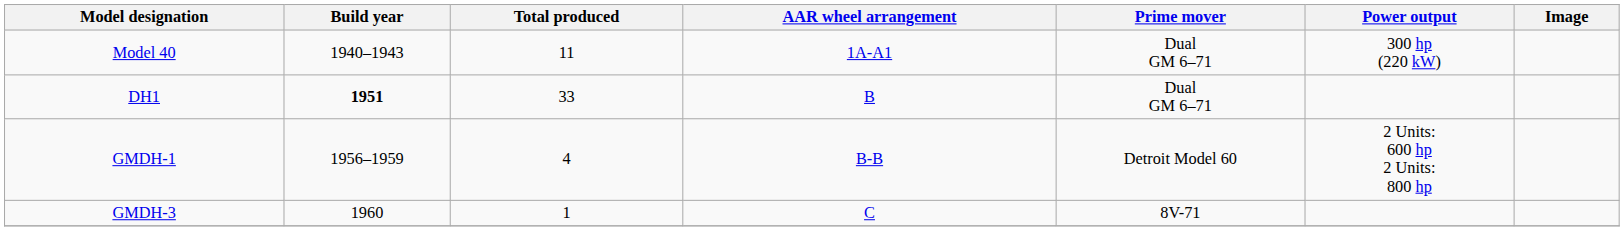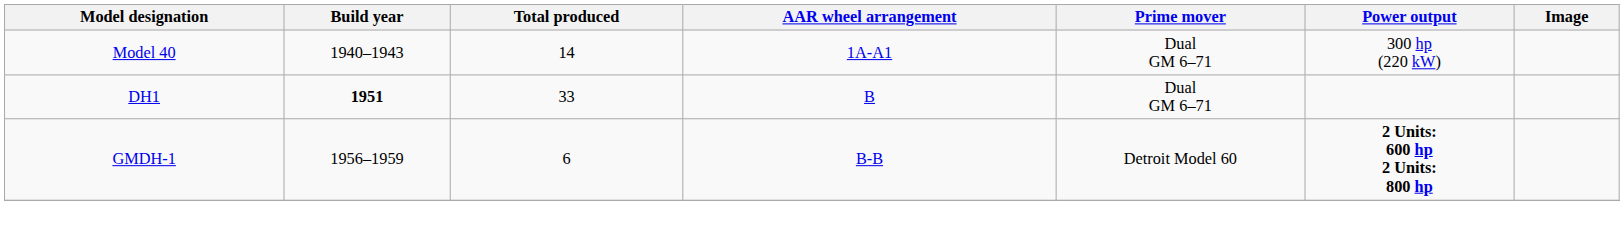(567, 52) 11 -> (567, 52) 14
(567, 159) 4 -> (567, 159) 6
(1409, 159) normal -> (1409, 159) bold
- row: (144, 212)
